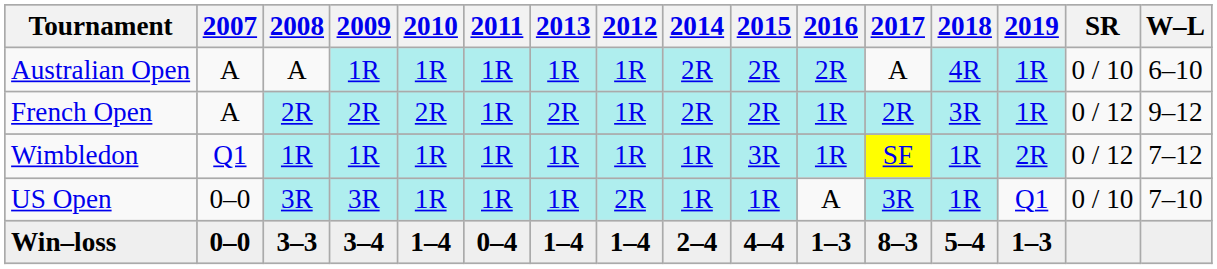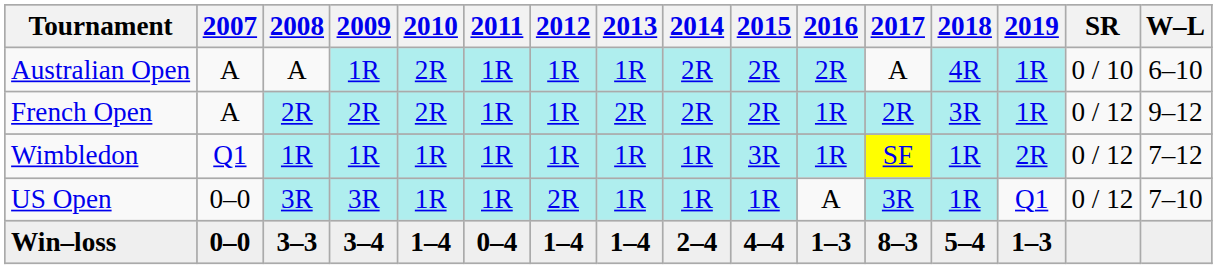columns swapped: (630, 26) <-> (563, 26)
(431, 69) 1R -> (431, 69) 2R
(1102, 198) 0 / 10 -> (1102, 198) 0 / 12
